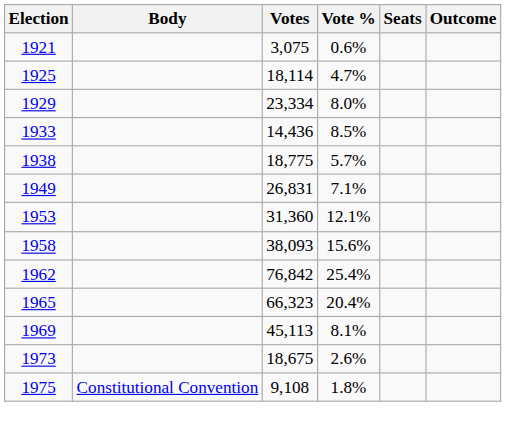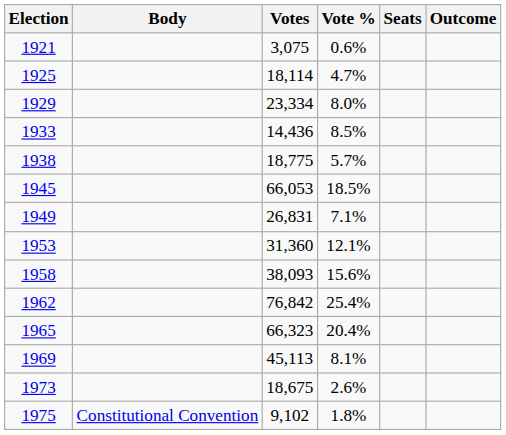+ row: (39, 188)
(290, 387) 9,108 -> (290, 415) 9,102
